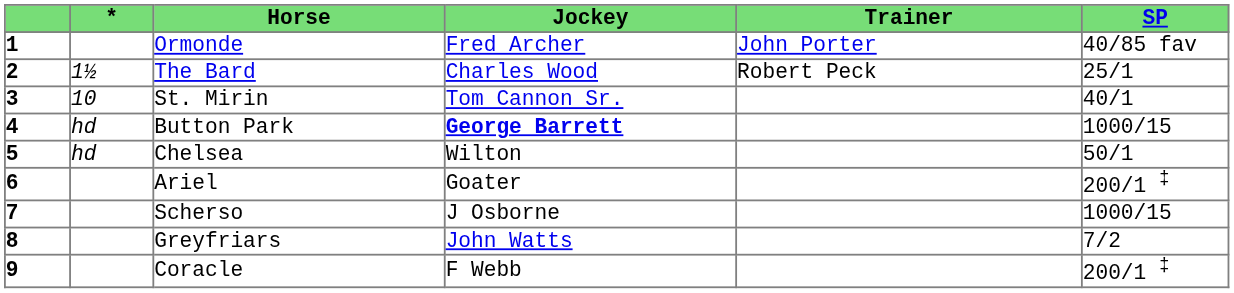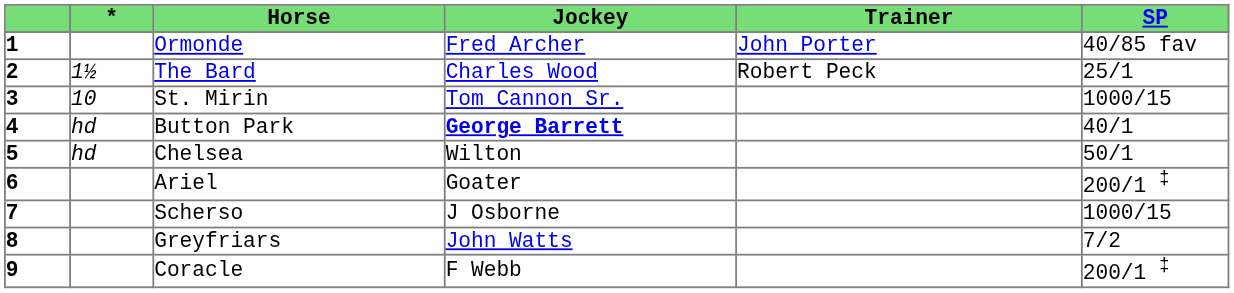(1108, 100) 40/1 -> (1127, 100) 1000/15
(1127, 127) 1000/15 -> (1108, 127) 40/1
